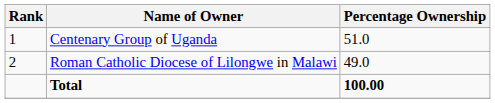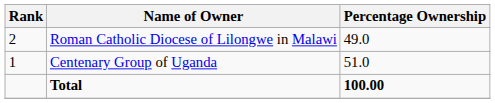rows swapped: (134, 39) <-> (193, 62)
